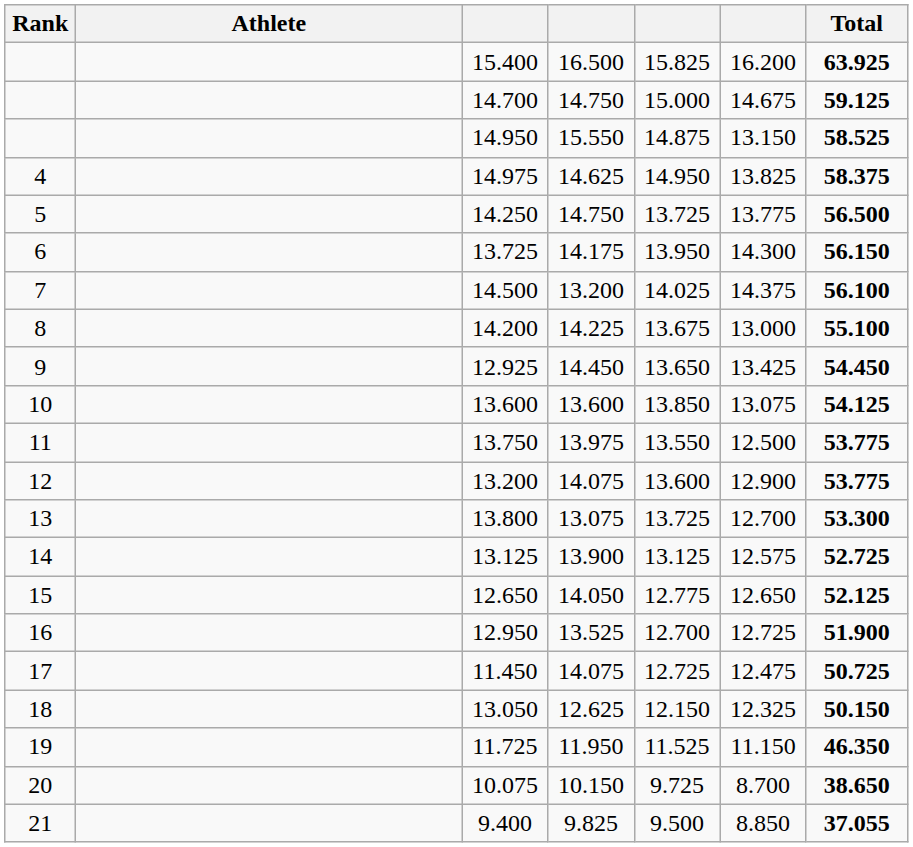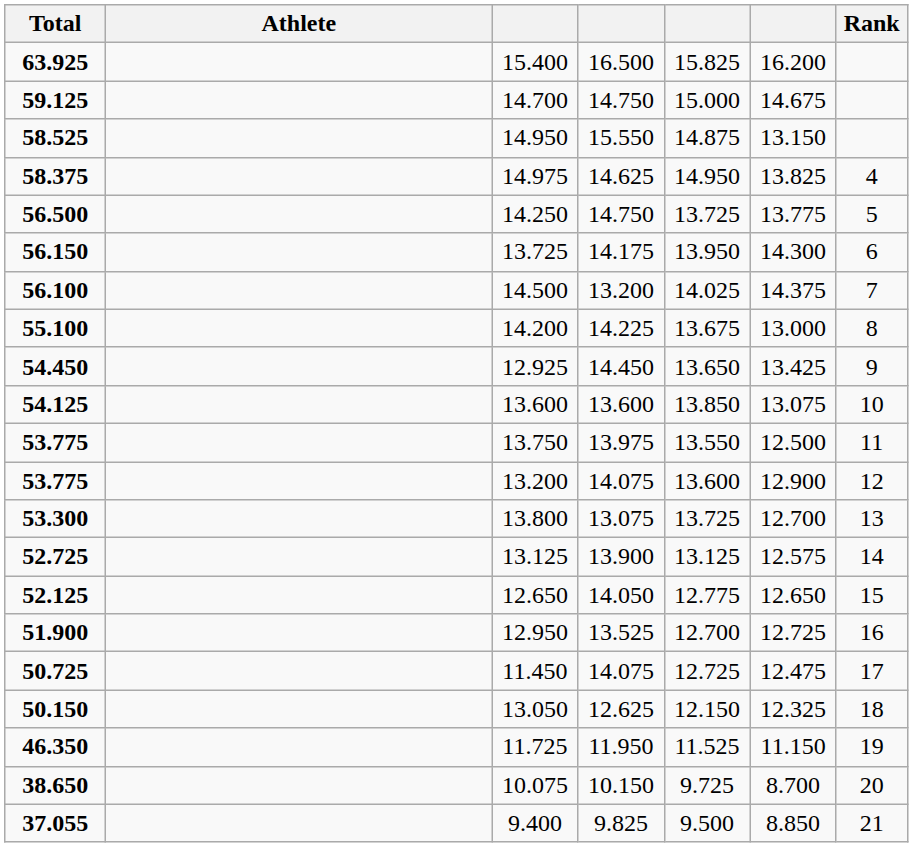columns swapped: (40, 23) <-> (857, 23)
